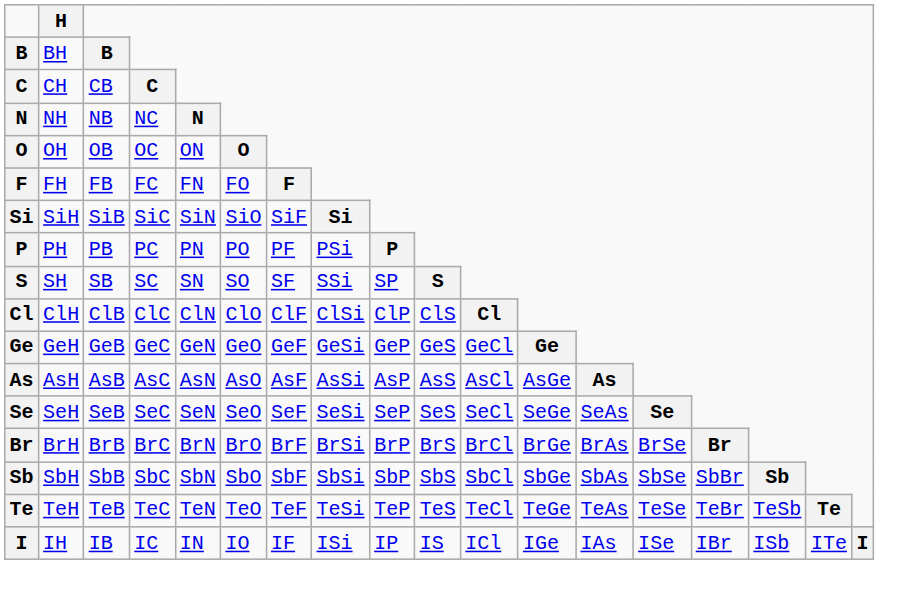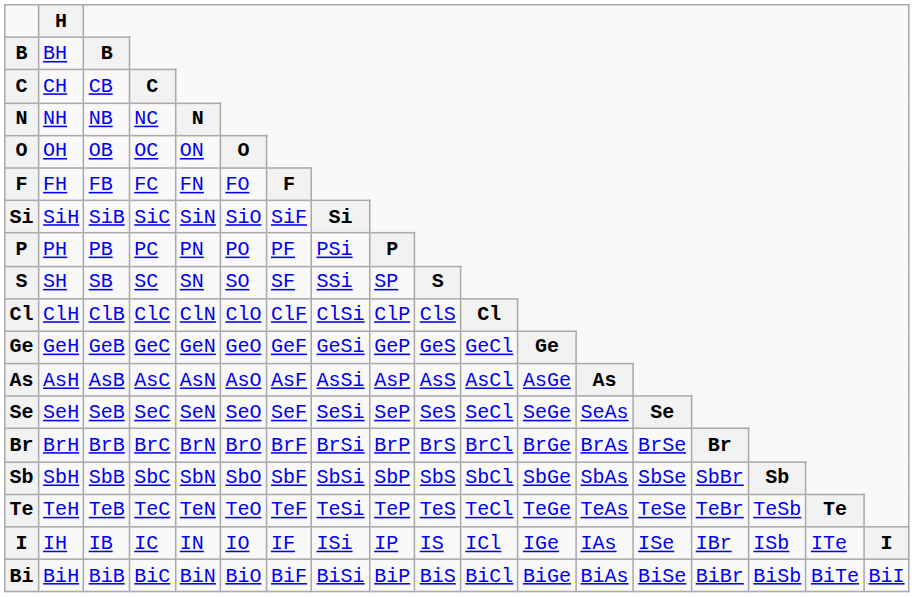+ row: (22, 576)
